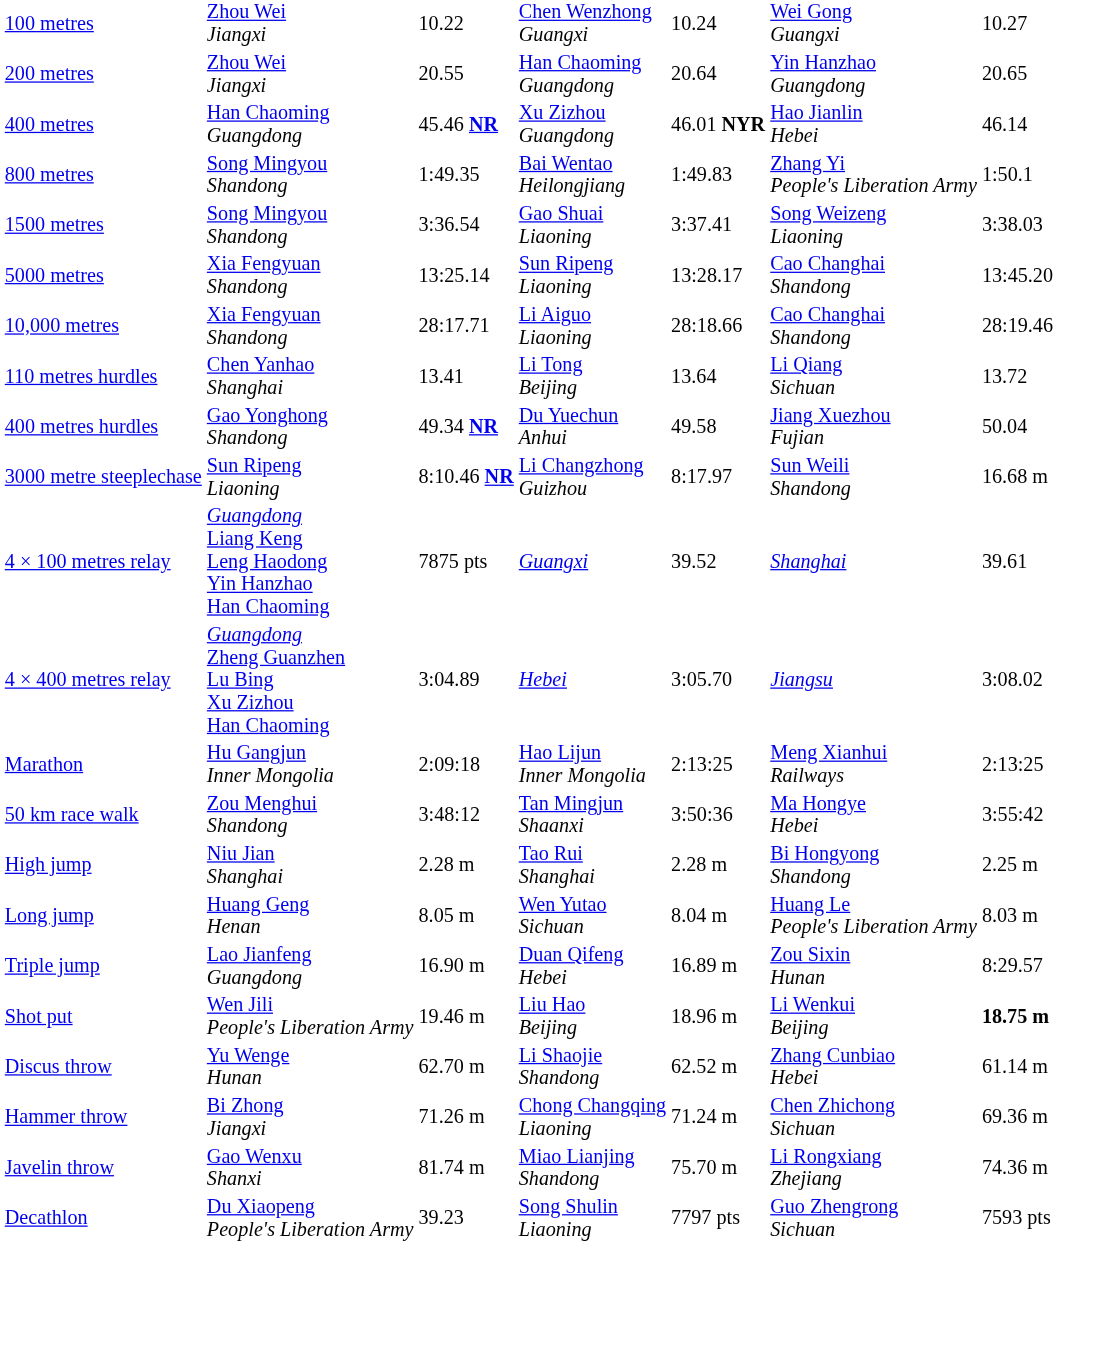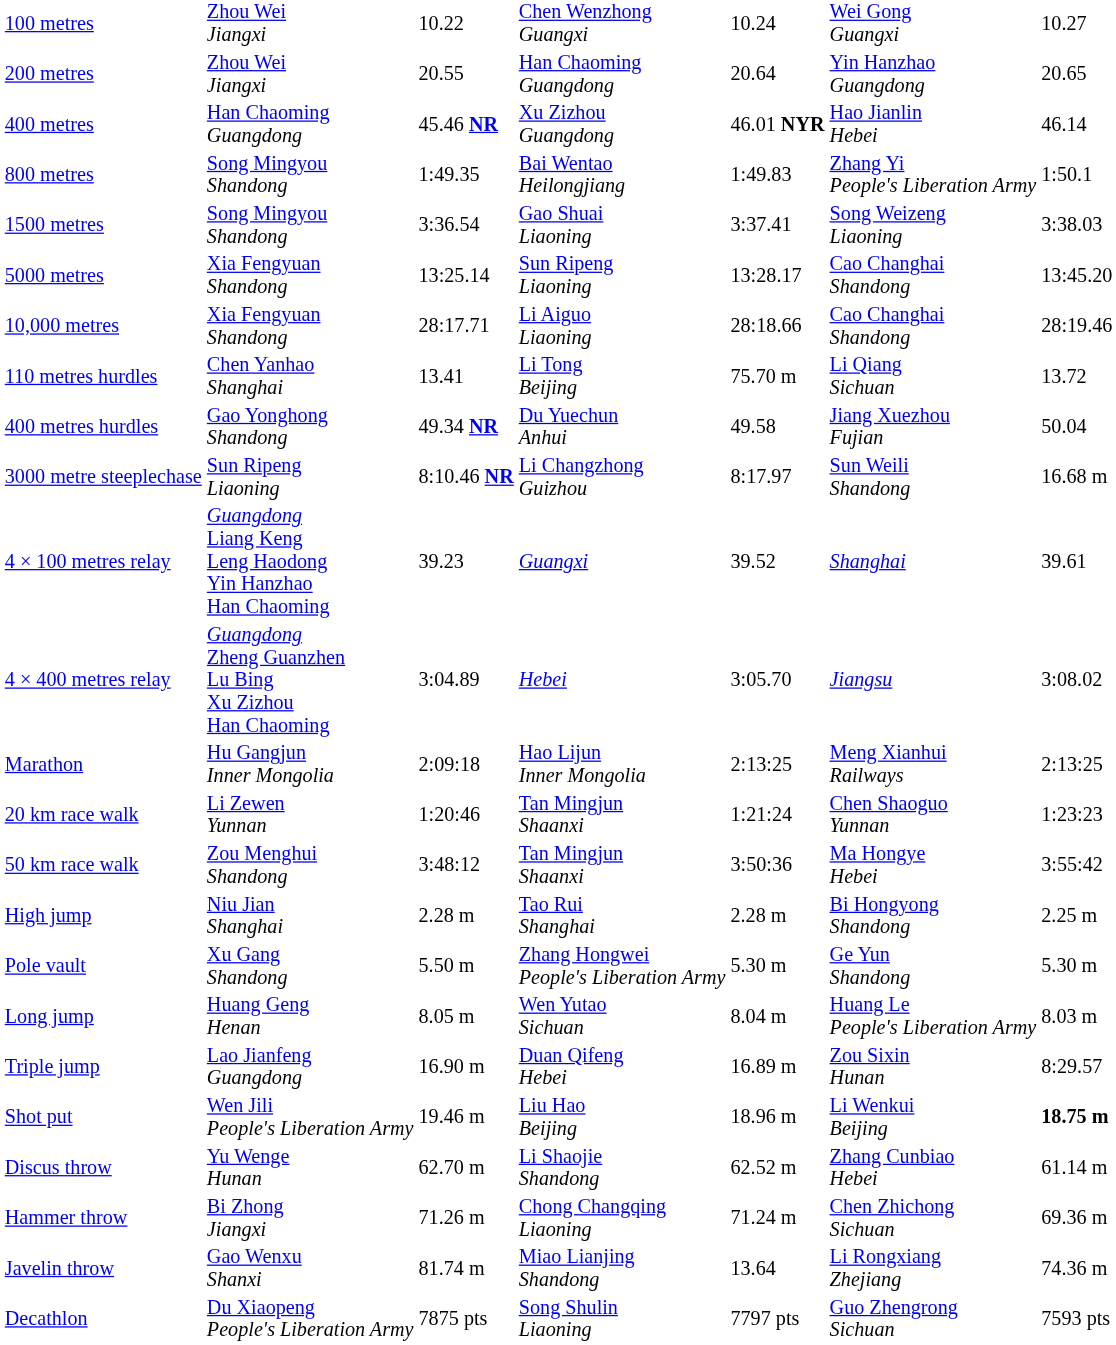(694, 376) 13.64 -> (764, 376) 75.70 m
(453, 561) 7875 pts -> (441, 561) 39.23
+ row: (72, 814)
+ row: (45, 965)
(704, 1167) 75.70 m -> (753, 1268) 13.64
(441, 1217) 39.23 -> (453, 1318) 7875 pts
